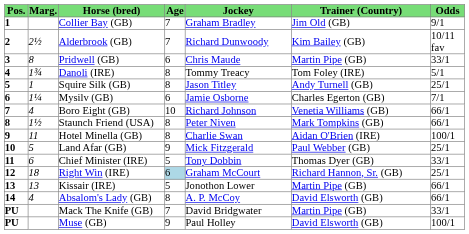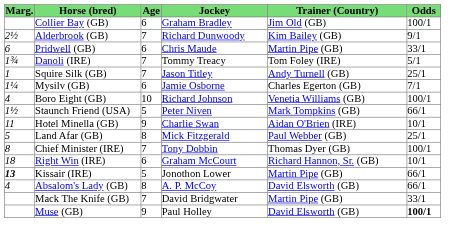- column: (16, 10)
(168, 23) 7 -> (144, 23) 6
(438, 23) 9/1 -> (419, 23) 100/1
(443, 41) 10/11 fav -> (414, 35) 9/1
(31, 60) 8 -> (7, 48) 6
(168, 72) 8 -> (144, 60) 7
(168, 85) 8 -> (144, 73) 7
(440, 110) 66/1 -> (419, 98) 100/1
(168, 122) 8 -> (144, 111) 5
(168, 135) 8 -> (144, 123) 9
(443, 135) 100/1 -> (417, 123) 10/1
(168, 148) 9 -> (144, 136) 8
(31, 160) 6 -> (7, 148) 8
(168, 160) 5 -> (144, 148) 7
(440, 160) 33/1 -> (419, 148) 100/1
(168, 173) lightblue background -> (144, 161) no background
(440, 173) 25/1 -> (417, 161) 10/1
(34, 185) normal -> (10, 173) bold
(443, 223) normal -> (419, 211) bold
